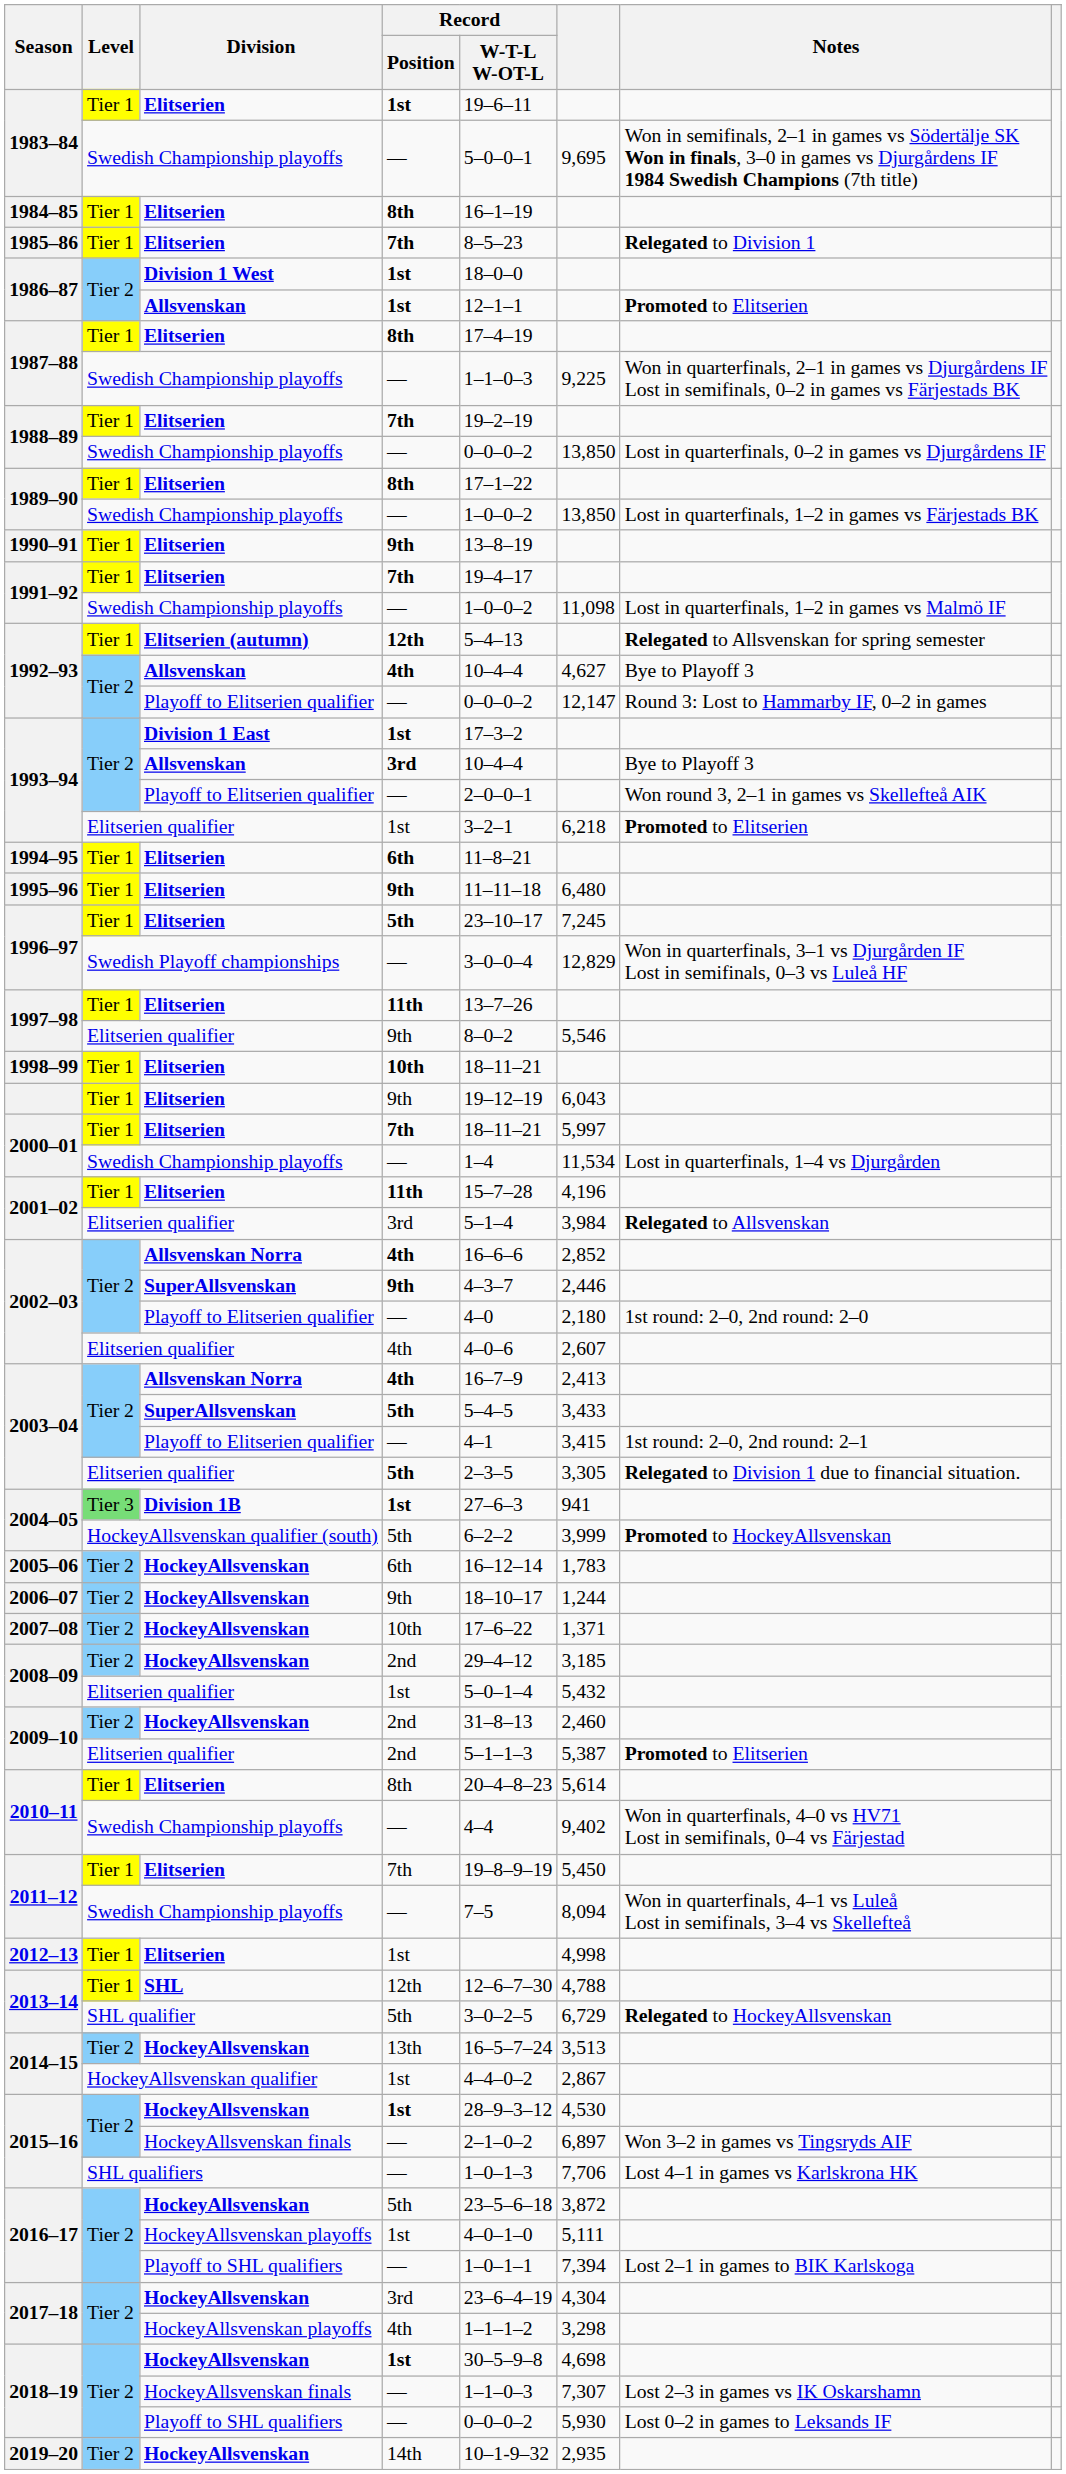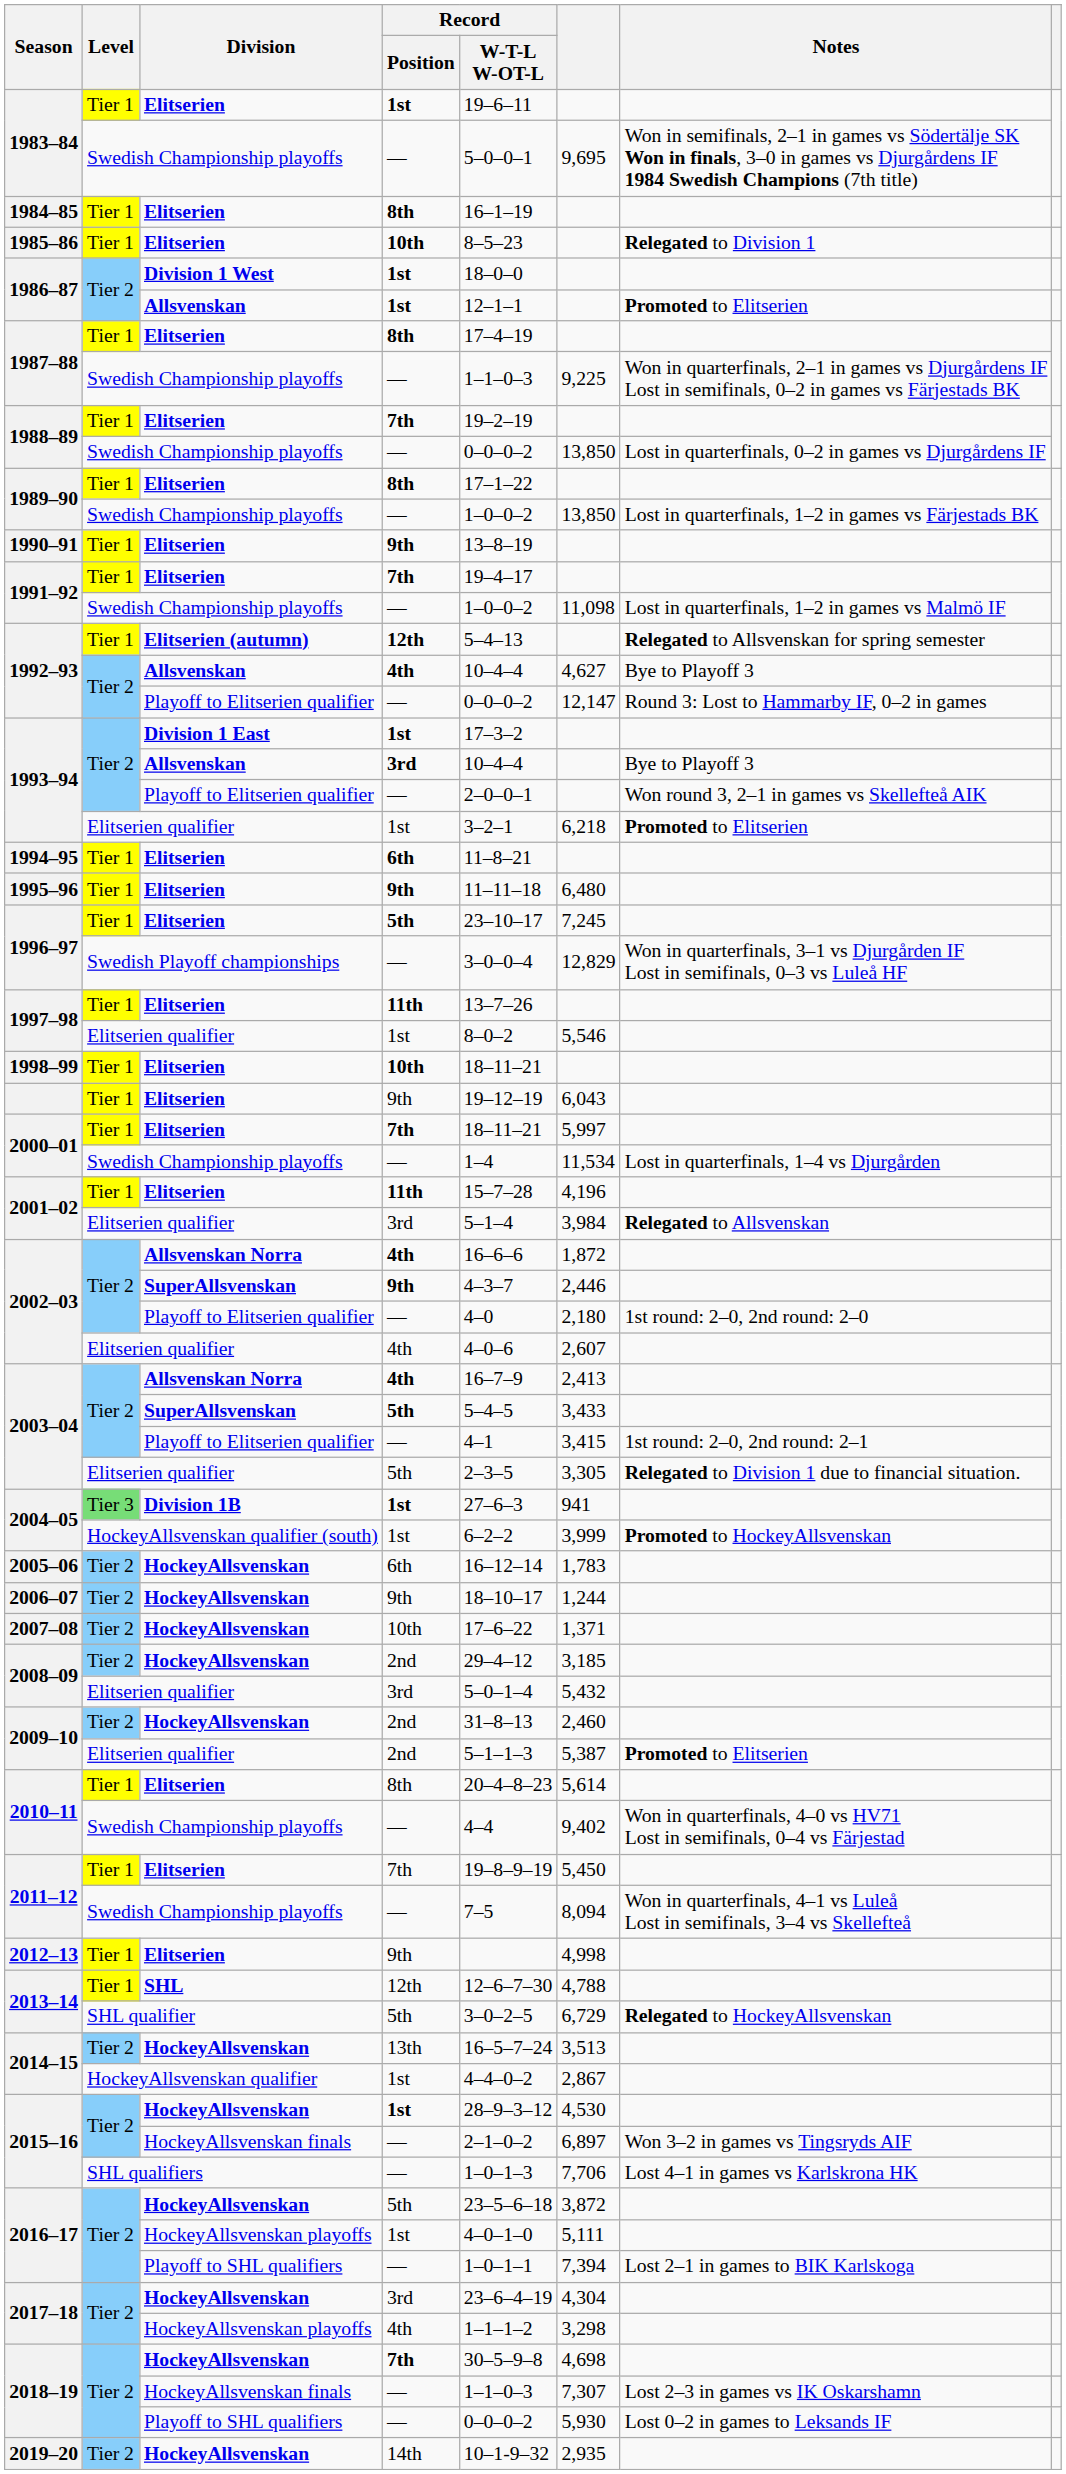(401, 242) 7th -> (406, 242) 10th
(400, 1035) 9th -> (398, 1035) 1st
(584, 1254) 2,852 -> (584, 1254) 1,872
(401, 1472) bold -> (400, 1472) normal
(400, 1535) 5th -> (398, 1535) 1st
(398, 1691) 1st -> (400, 1691) 3rd
(398, 1954) 1st -> (400, 1954) 9th
(399, 2359) 1st -> (401, 2359) 7th
